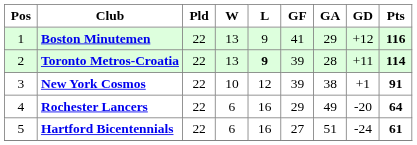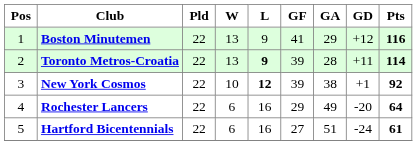(265, 83) normal -> (265, 83) bold
(396, 83) 91 -> (396, 83) 92
